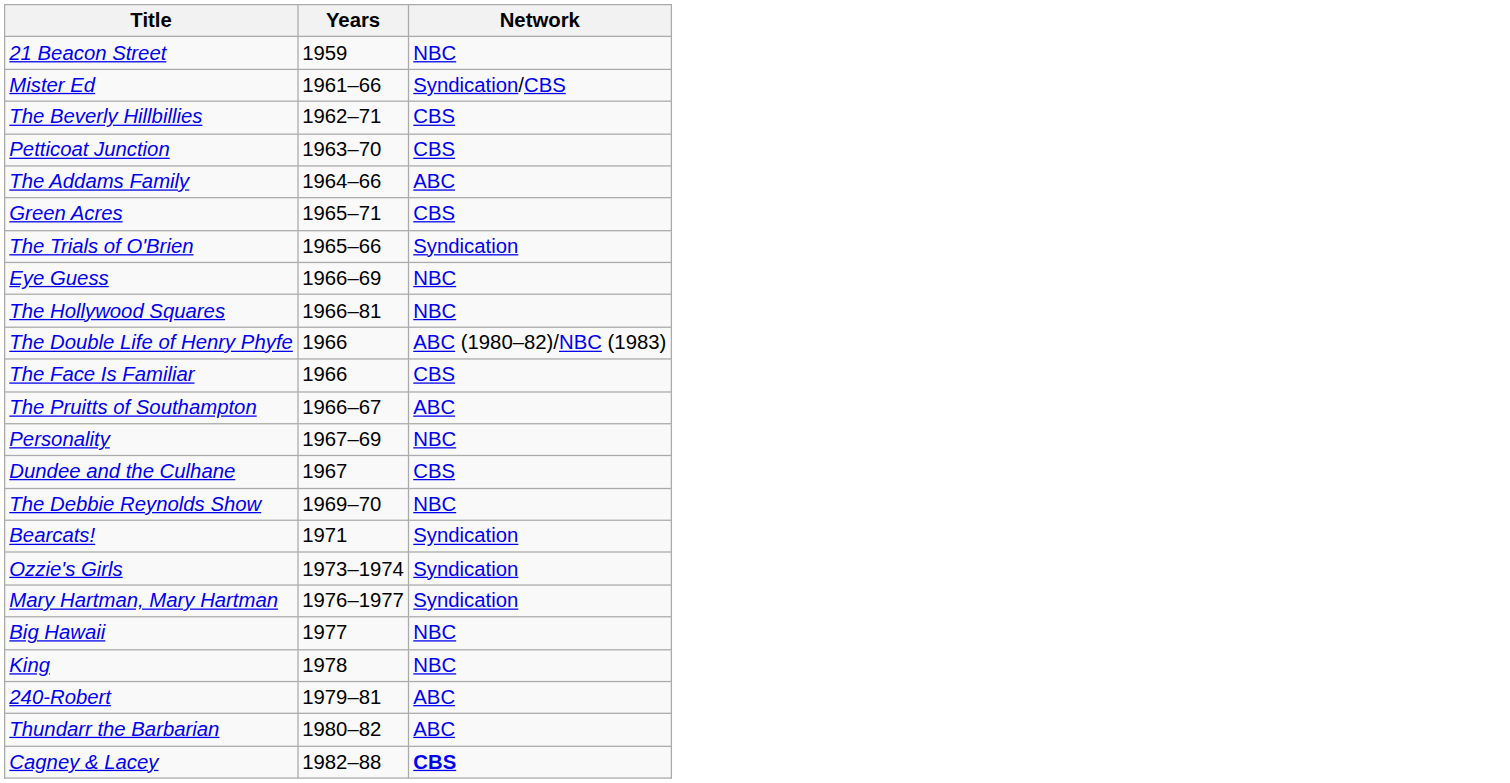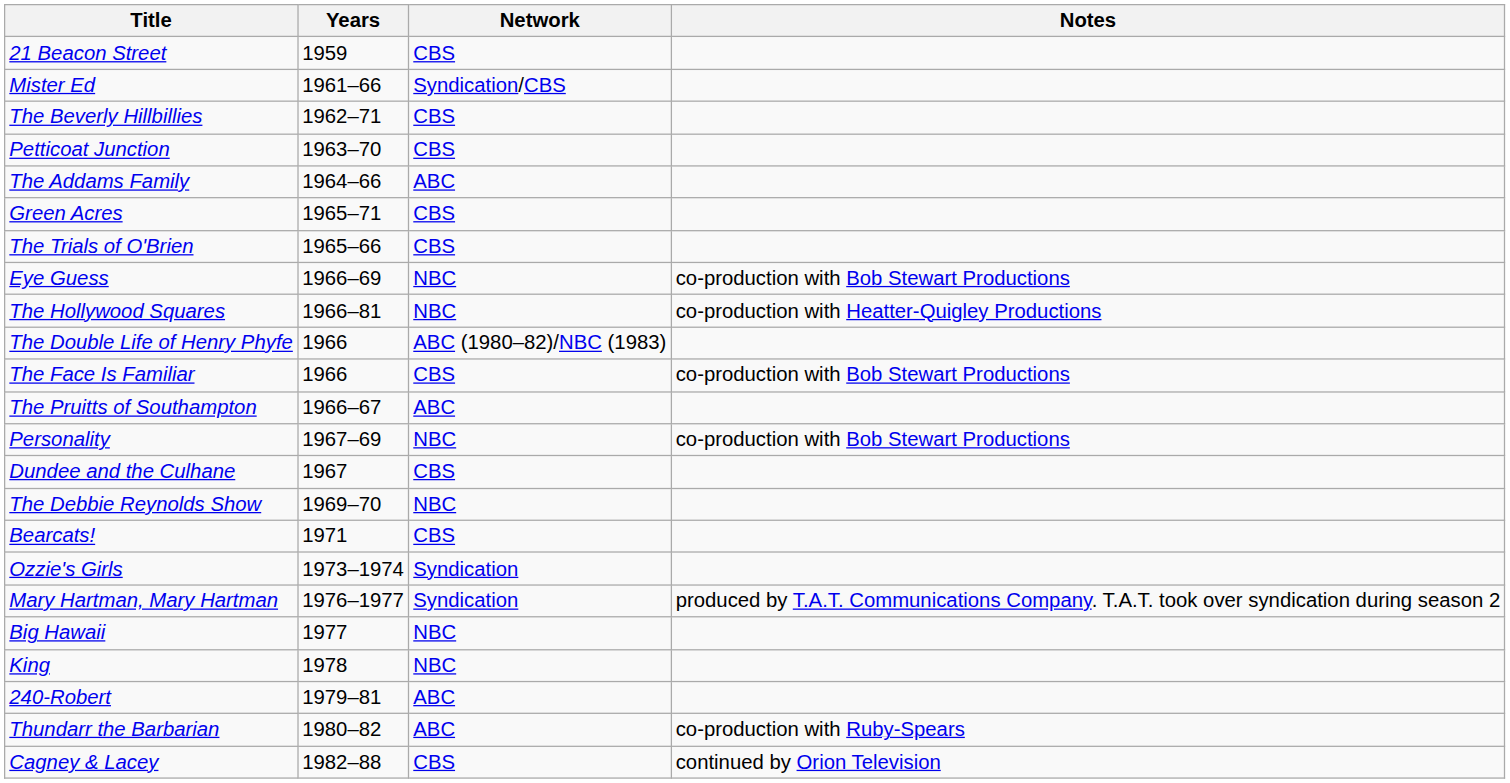+ column: (1088, 20)
(435, 52) NBC -> (434, 52) CBS
(466, 246) Syndication -> (434, 246) CBS
(466, 536) Syndication -> (434, 536) CBS
(435, 761) bold -> (434, 761) normal
